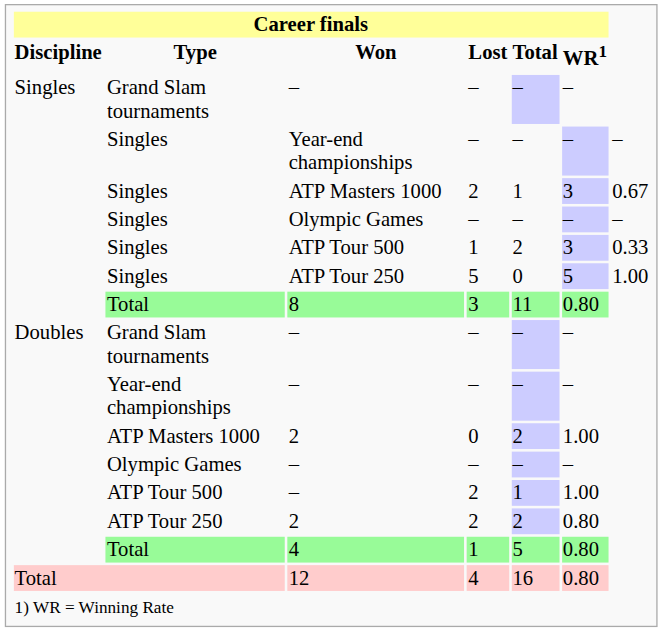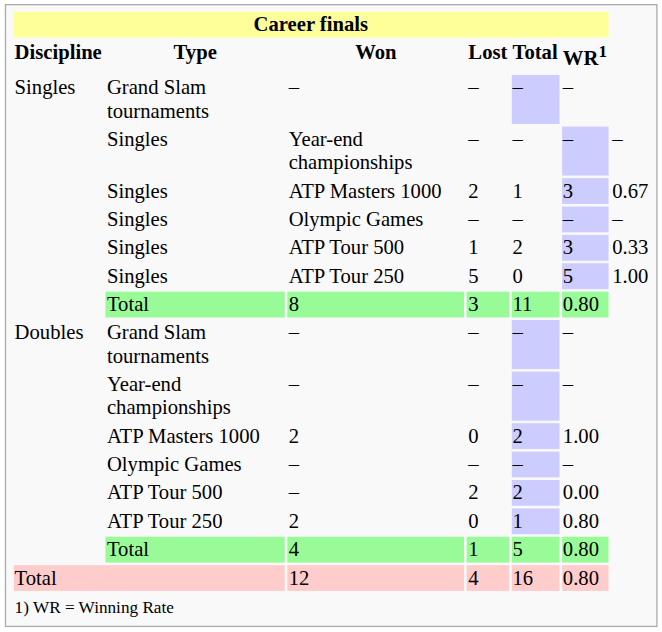(518, 492) 1 -> (518, 492) 2
(581, 492) 1.00 -> (581, 492) 0.00
(474, 520) 2 -> (474, 520) 0
(518, 520) 2 -> (518, 520) 1
